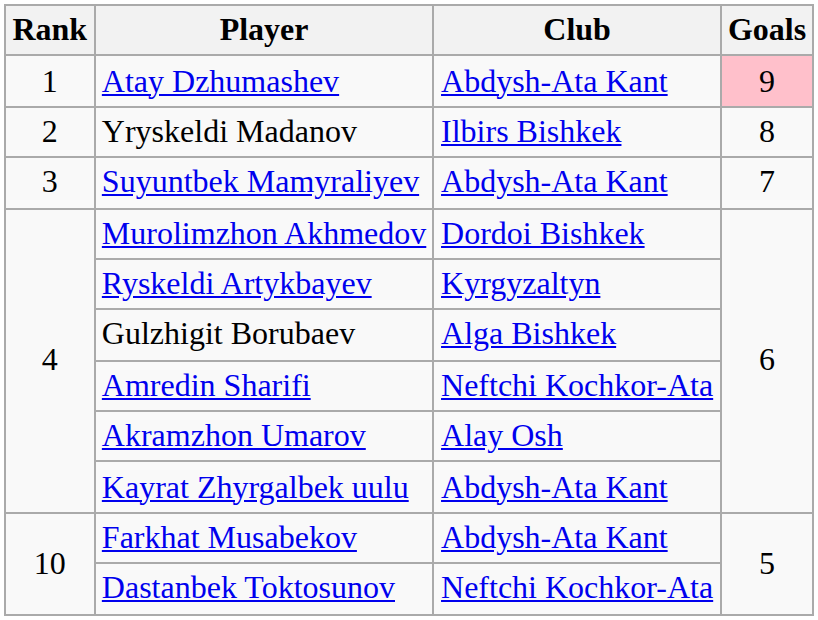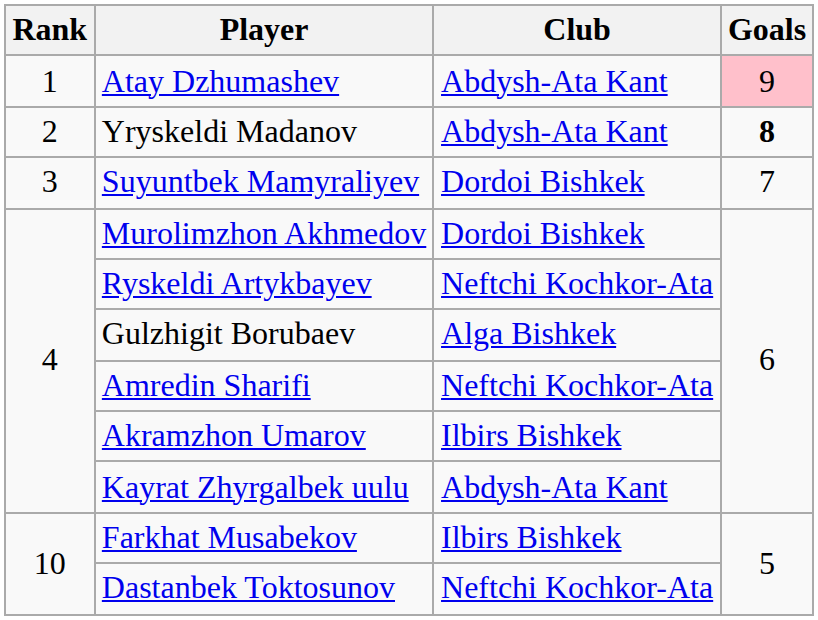(531, 131) Ilbirs Bishkek -> (554, 131) Abdysh-Ata Kant
(767, 131) normal -> (767, 131) bold
(554, 182) Abdysh-Ata Kant -> (543, 182) Dordoi Bishkek
(521, 283) Kyrgyzaltyn -> (577, 283) Neftchi Kochkor-Ata
(502, 435) Alay Osh -> (531, 435) Ilbirs Bishkek
(554, 537) Abdysh-Ata Kant -> (531, 537) Ilbirs Bishkek
